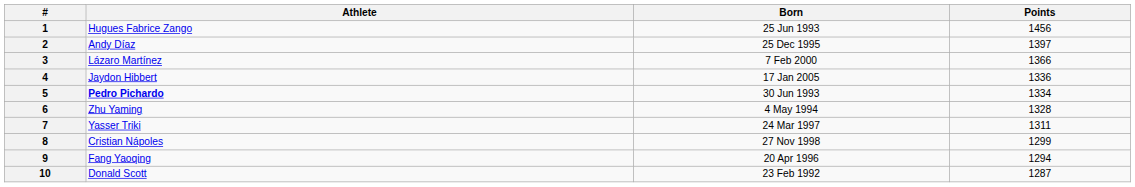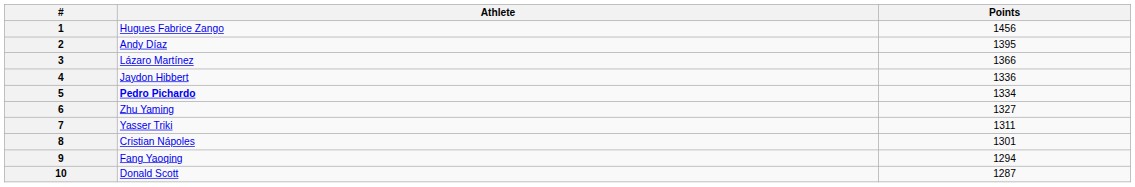- column: (791, 13)
(1040, 45) 1397 -> (1004, 45) 1395
(1040, 110) 1328 -> (1004, 110) 1327
(1040, 142) 1299 -> (1004, 142) 1301
